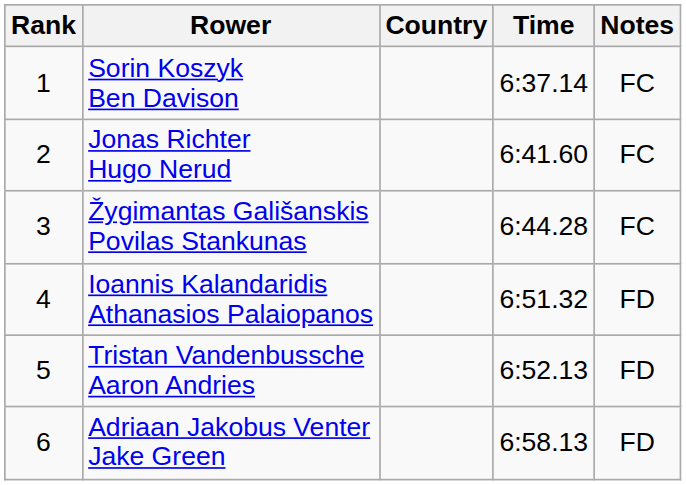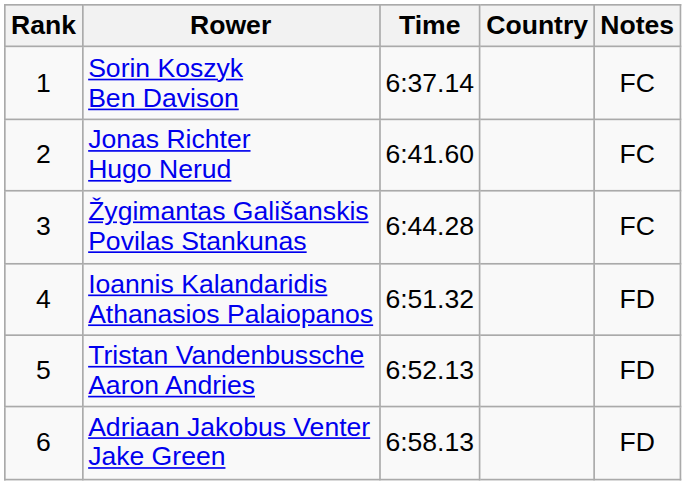columns swapped: (436, 25) <-> (544, 25)
